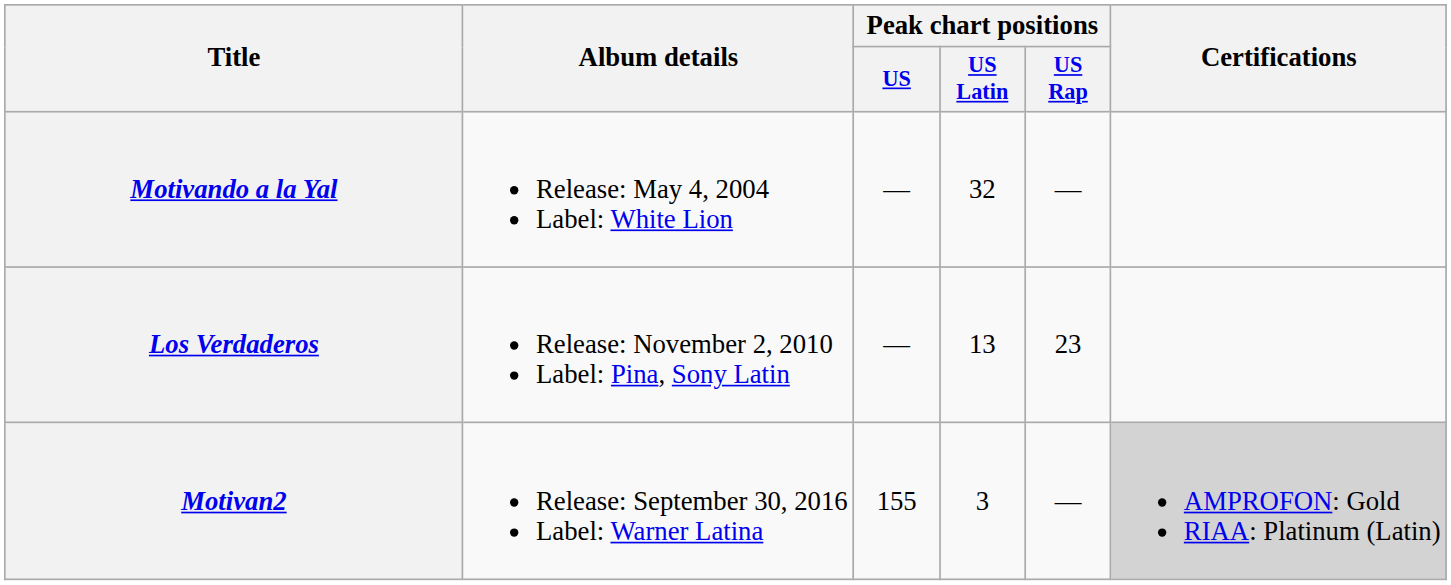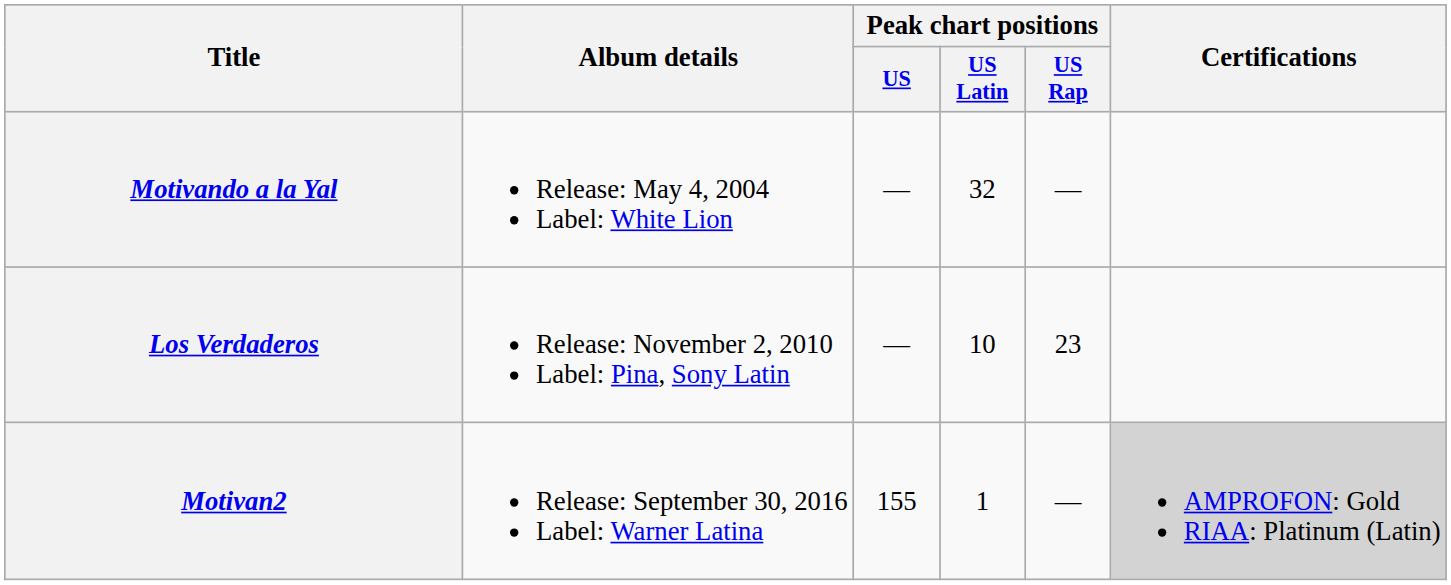(982, 344) 13 -> (982, 344) 10
(982, 500) 3 -> (982, 500) 1
